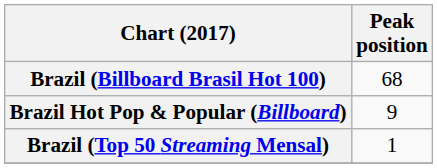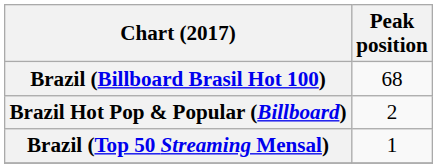(392, 111) 9 -> (392, 111) 2
